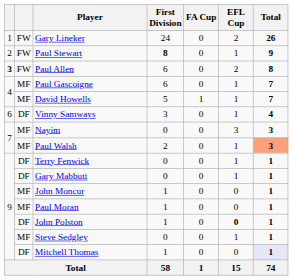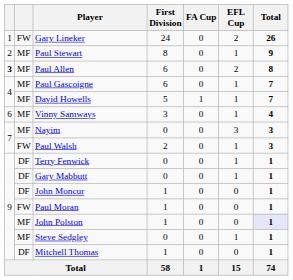(24, 53) FW -> (24, 53) MF
(165, 53) bold -> (165, 53) normal
(24, 69) FW -> (24, 69) MF
(24, 115) DF -> (24, 115) MF
(24, 145) MF -> (24, 145) FW
(271, 145) lightsalmon background -> (271, 145) no background
(24, 191) MF -> (24, 191) DF
(24, 206) MF -> (24, 206) FW
(24, 222) DF -> (24, 222) MF
(236, 222) bold -> (236, 222) normal
(271, 222) no background -> (271, 222) lavender background
(271, 252) lavender background -> (271, 252) no background
